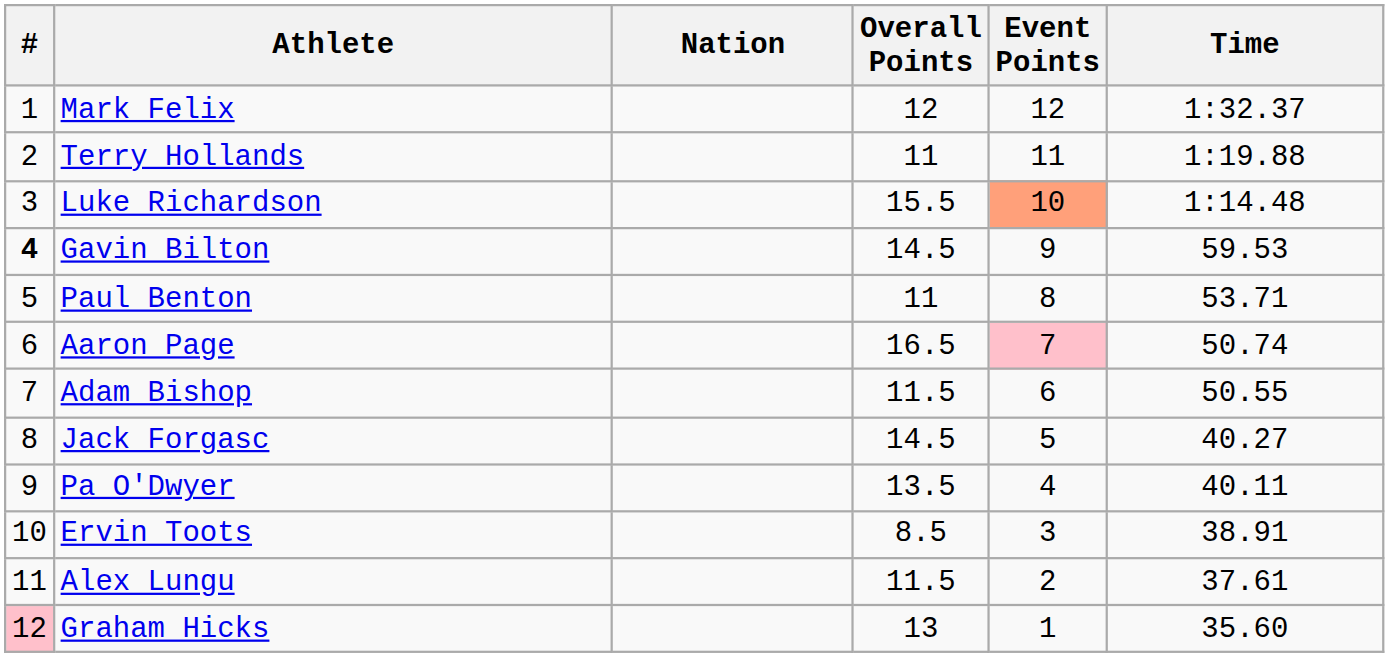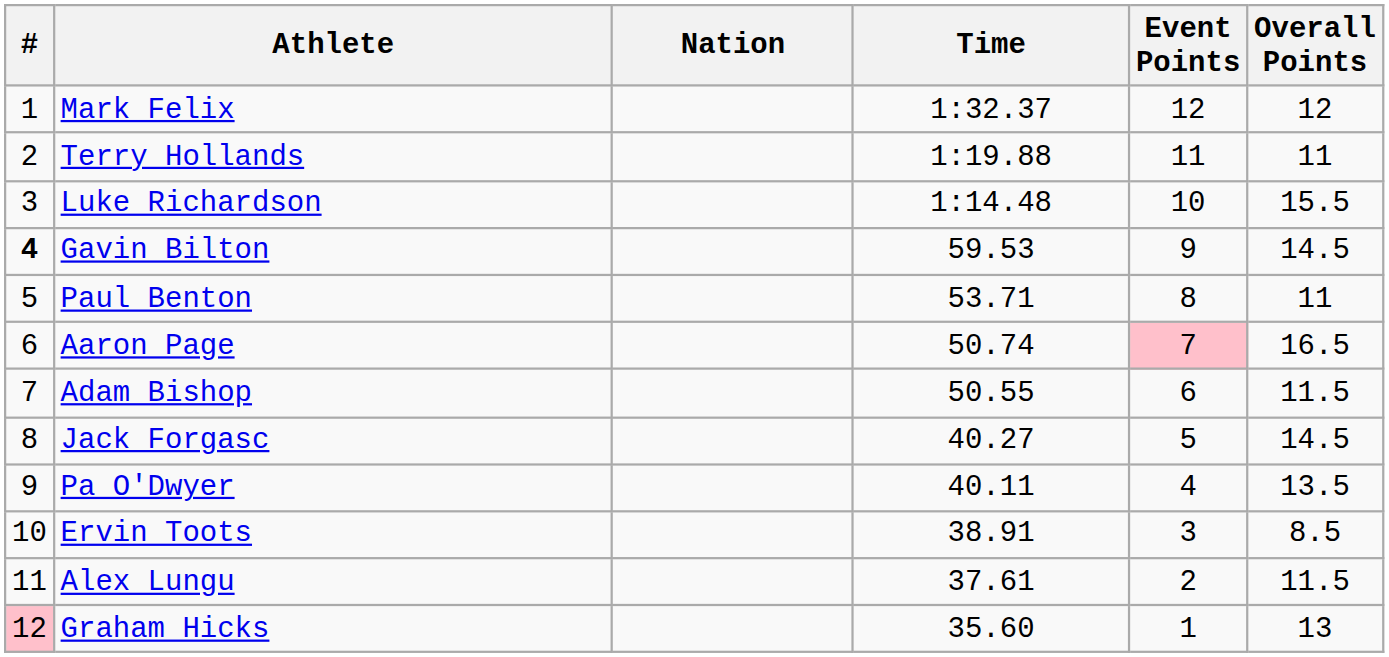columns swapped: (1245, 45) <-> (921, 45)
(1048, 204) lightsalmon background -> (1188, 204) no background
